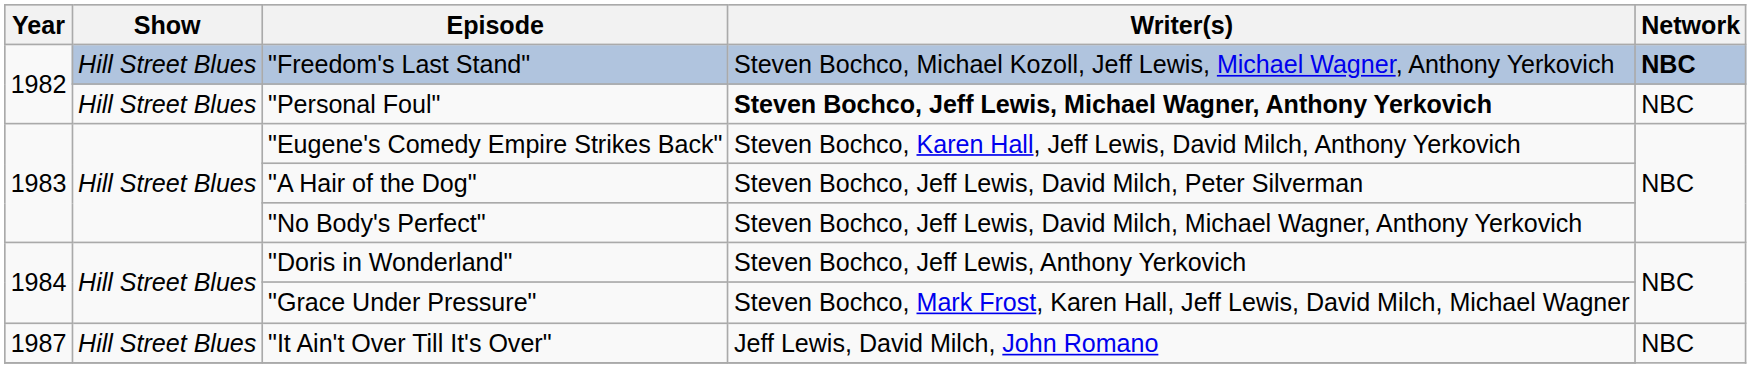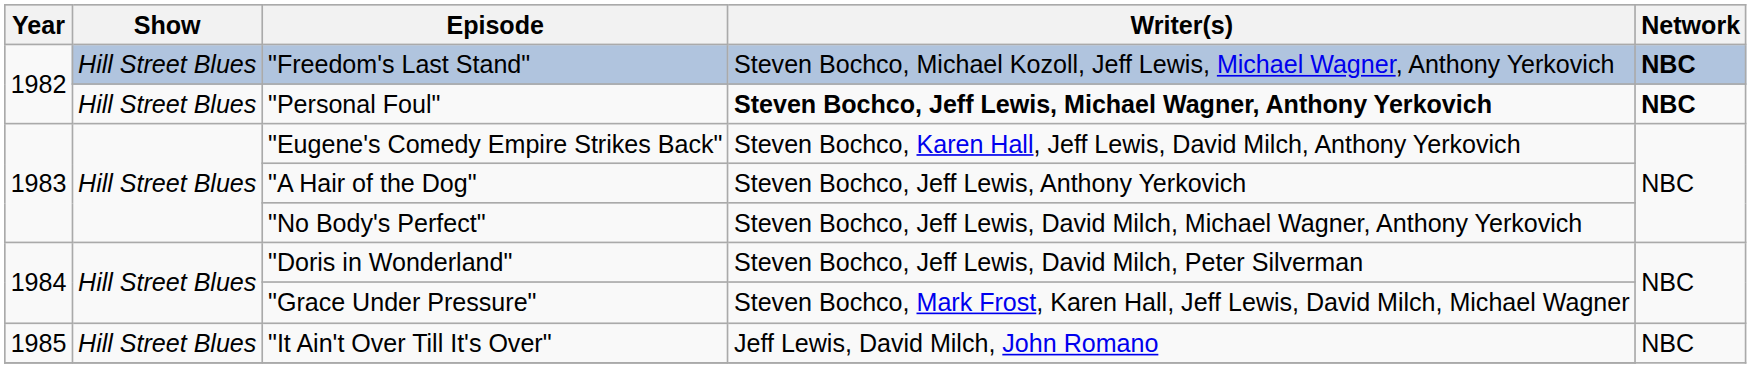(1668, 104) normal -> (1668, 104) bold
(1049, 184) Steven Bochco, Jeff Lewis, David Milch, Peter Silverman -> (990, 184) Steven Bochco, Jeff Lewis, Anthony Yerkovich
(990, 263) Steven Bochco, Jeff Lewis, Anthony Yerkovich -> (1049, 263) Steven Bochco, Jeff Lewis, David Milch, Peter Silverman
(39, 342) 1987 -> (39, 342) 1985
